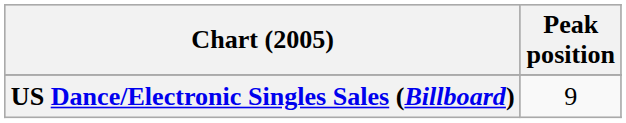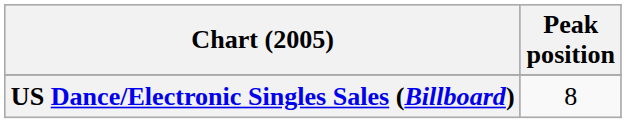(571, 95) 9 -> (571, 95) 8
